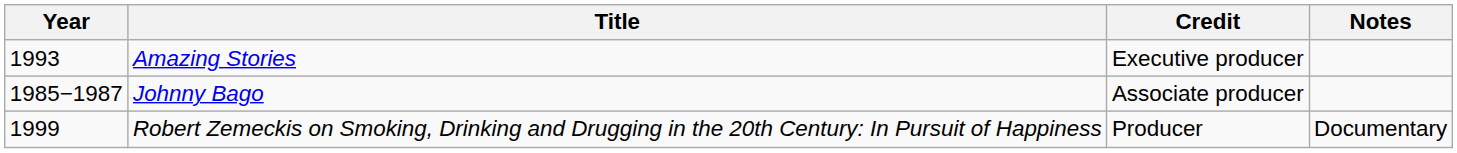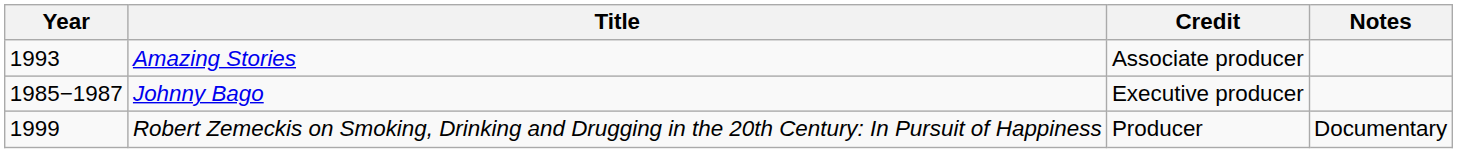(1208, 57) Executive producer -> (1208, 57) Associate producer
(1208, 93) Associate producer -> (1208, 93) Executive producer
